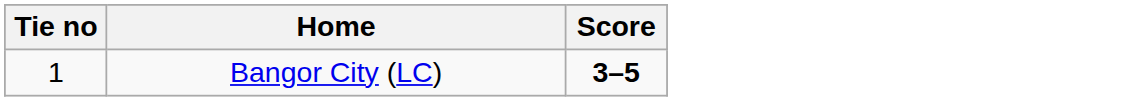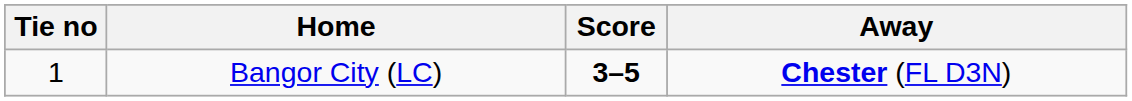+ column: (896, 27)
